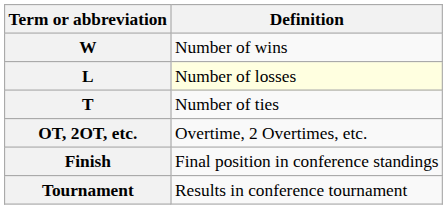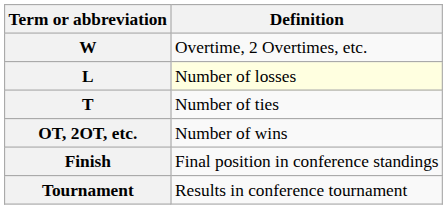(231, 47) Number of wins -> (271, 47) Overtime, 2 Overtimes, etc.
(271, 133) Overtime, 2 Overtimes, etc. -> (231, 133) Number of wins
